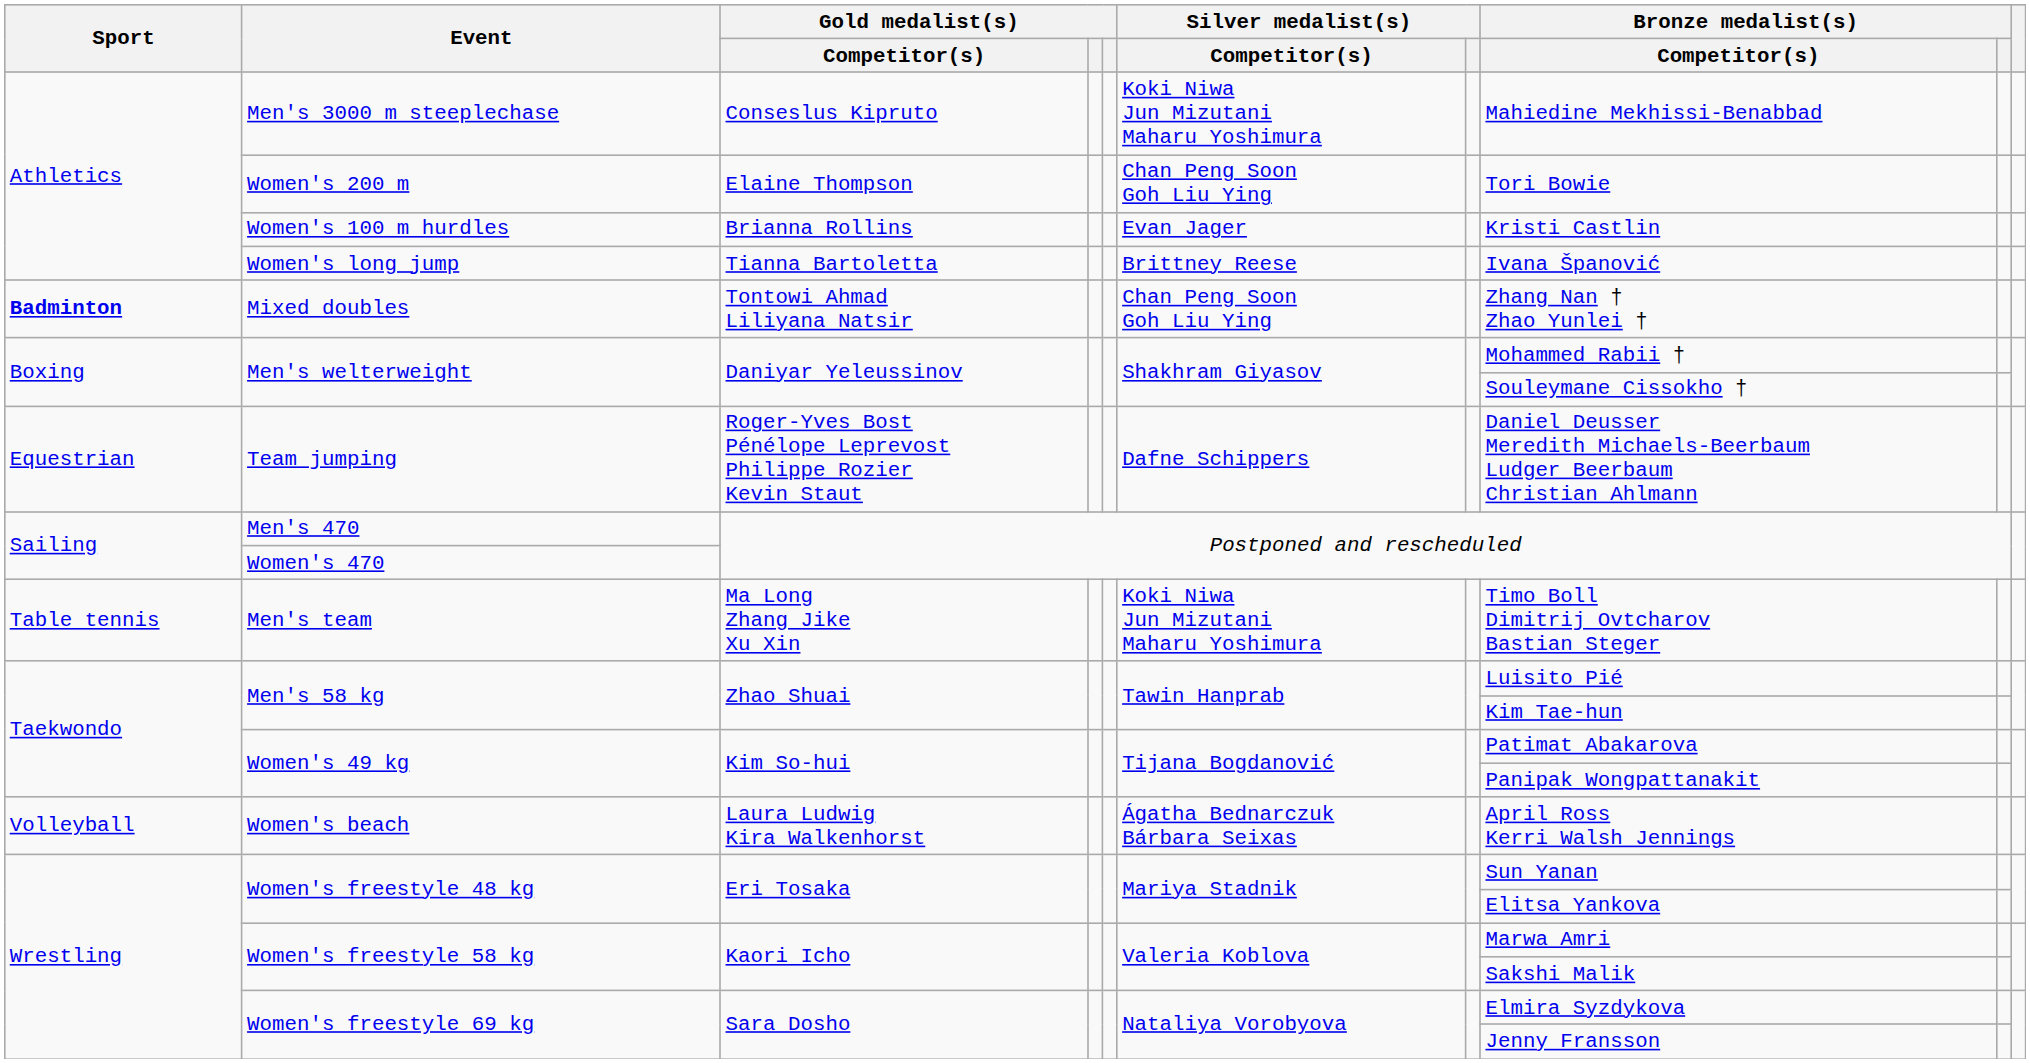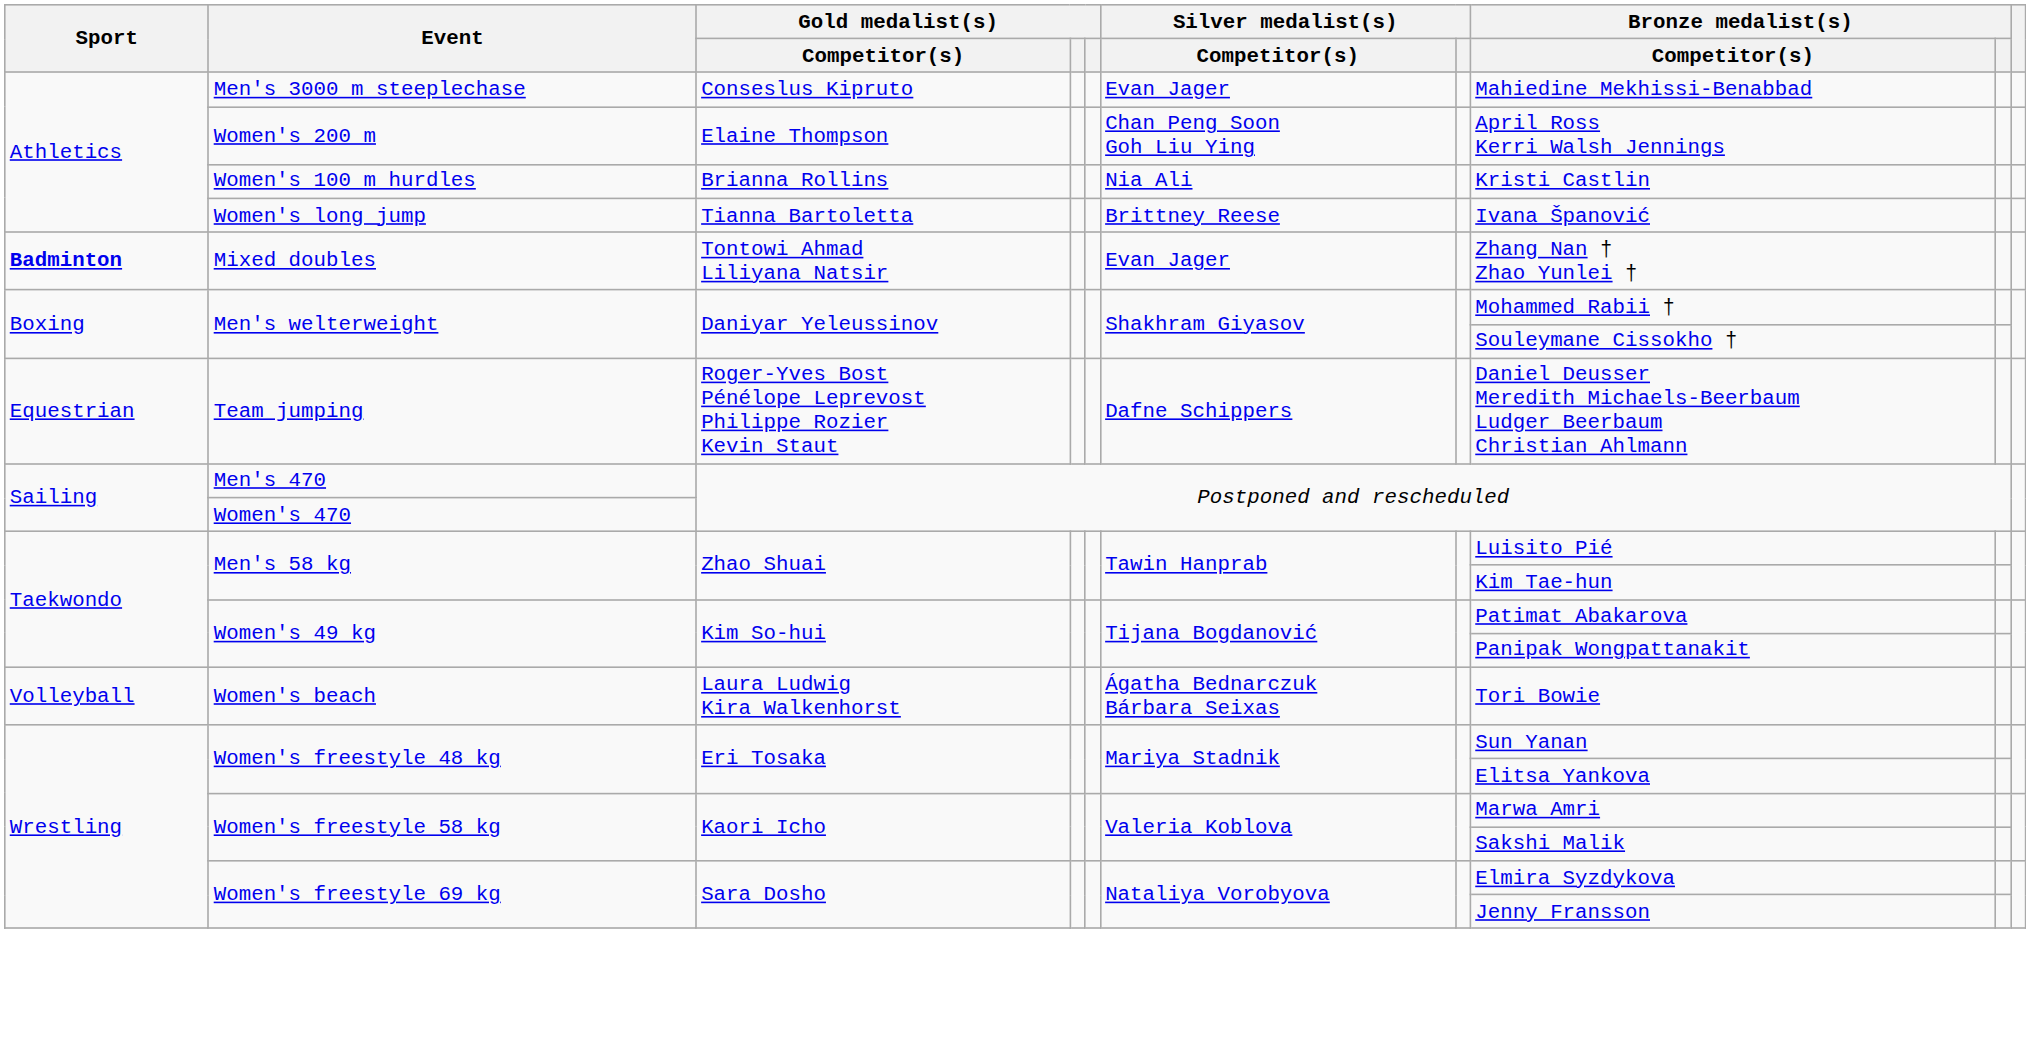(1222, 114) Koki Niwa Jun Mizutani Maharu Yoshimura -> (1168, 90) Evan Jager
(1548, 183) Tori Bowie -> (1600, 135) April Ross Kerri Walsh Jennings
(1185, 229) Evan Jager -> (1149, 181) Nia Ali
(1210, 309) Chan Peng Soon Goh Liu Ying -> (1168, 261) Evan Jager
- row: (309, 621)
(1610, 826) April Ross Kerri Walsh Jennings -> (1538, 696) Tori Bowie
